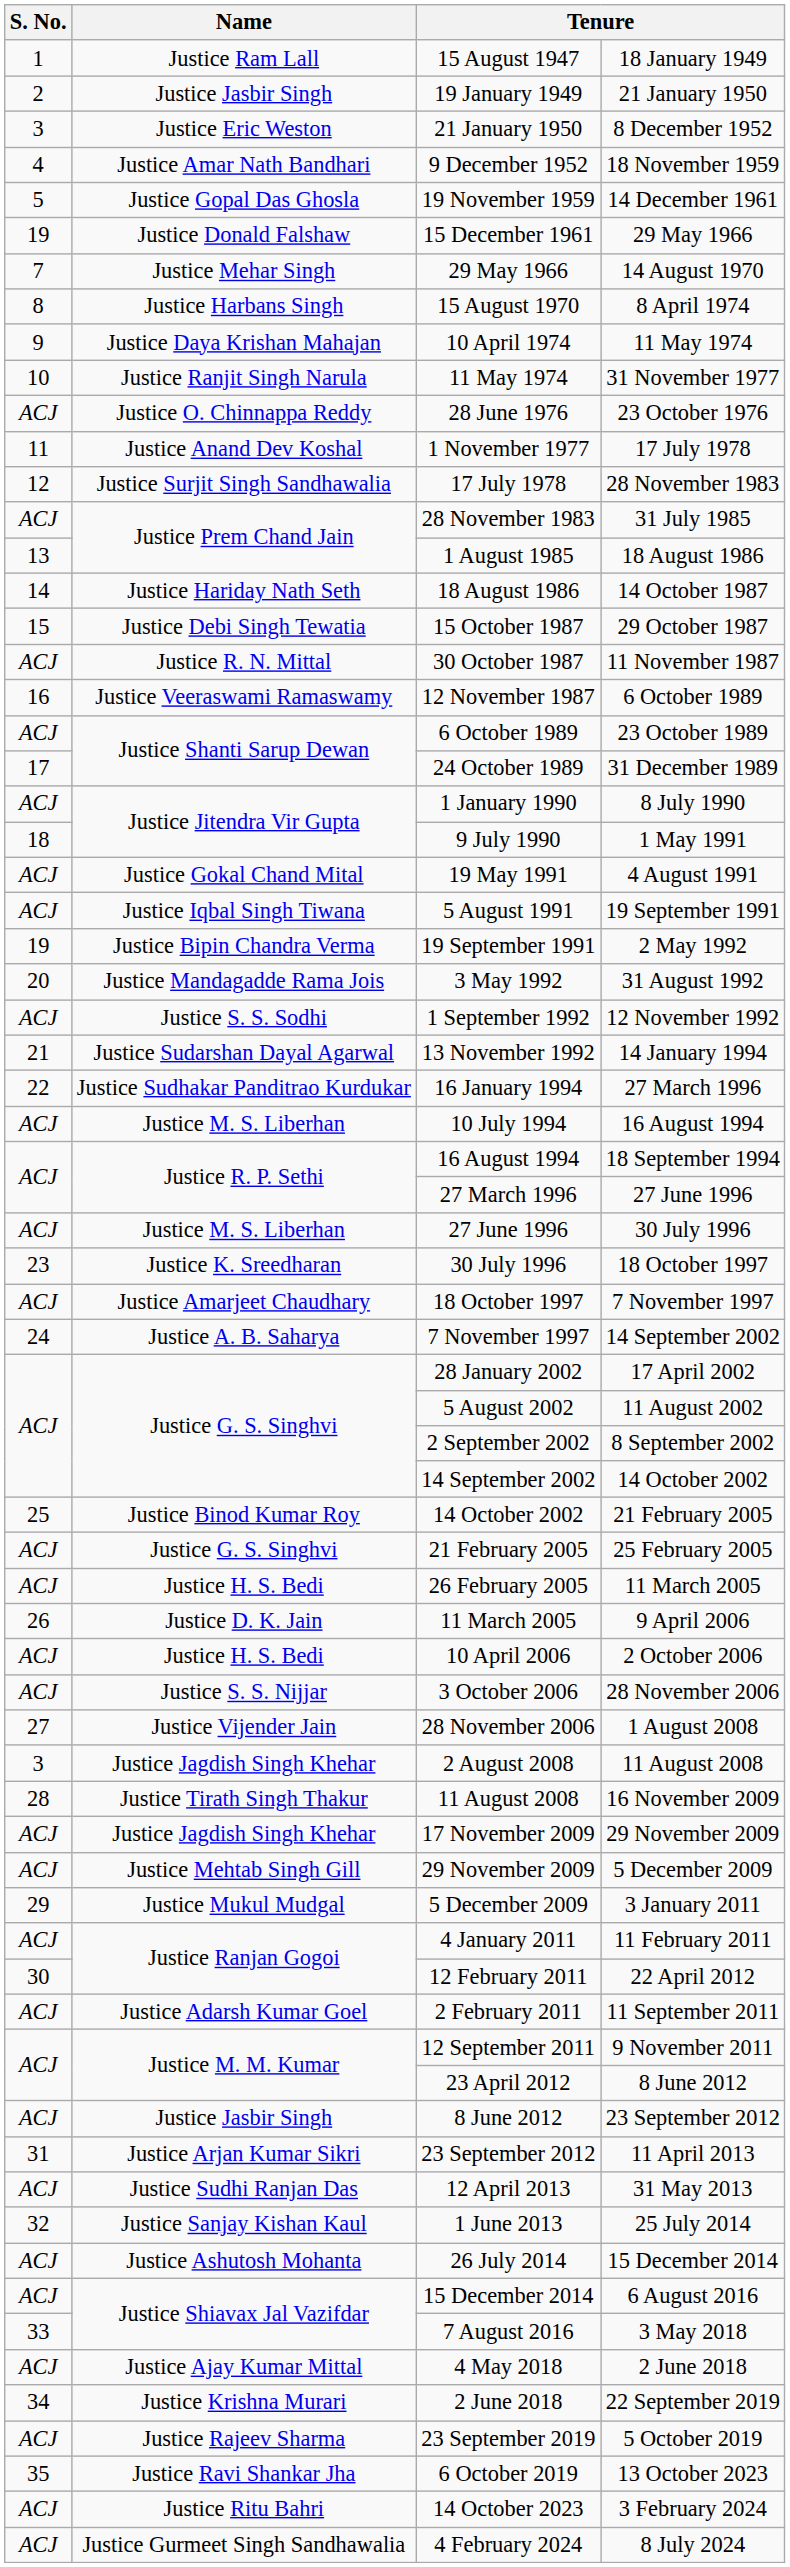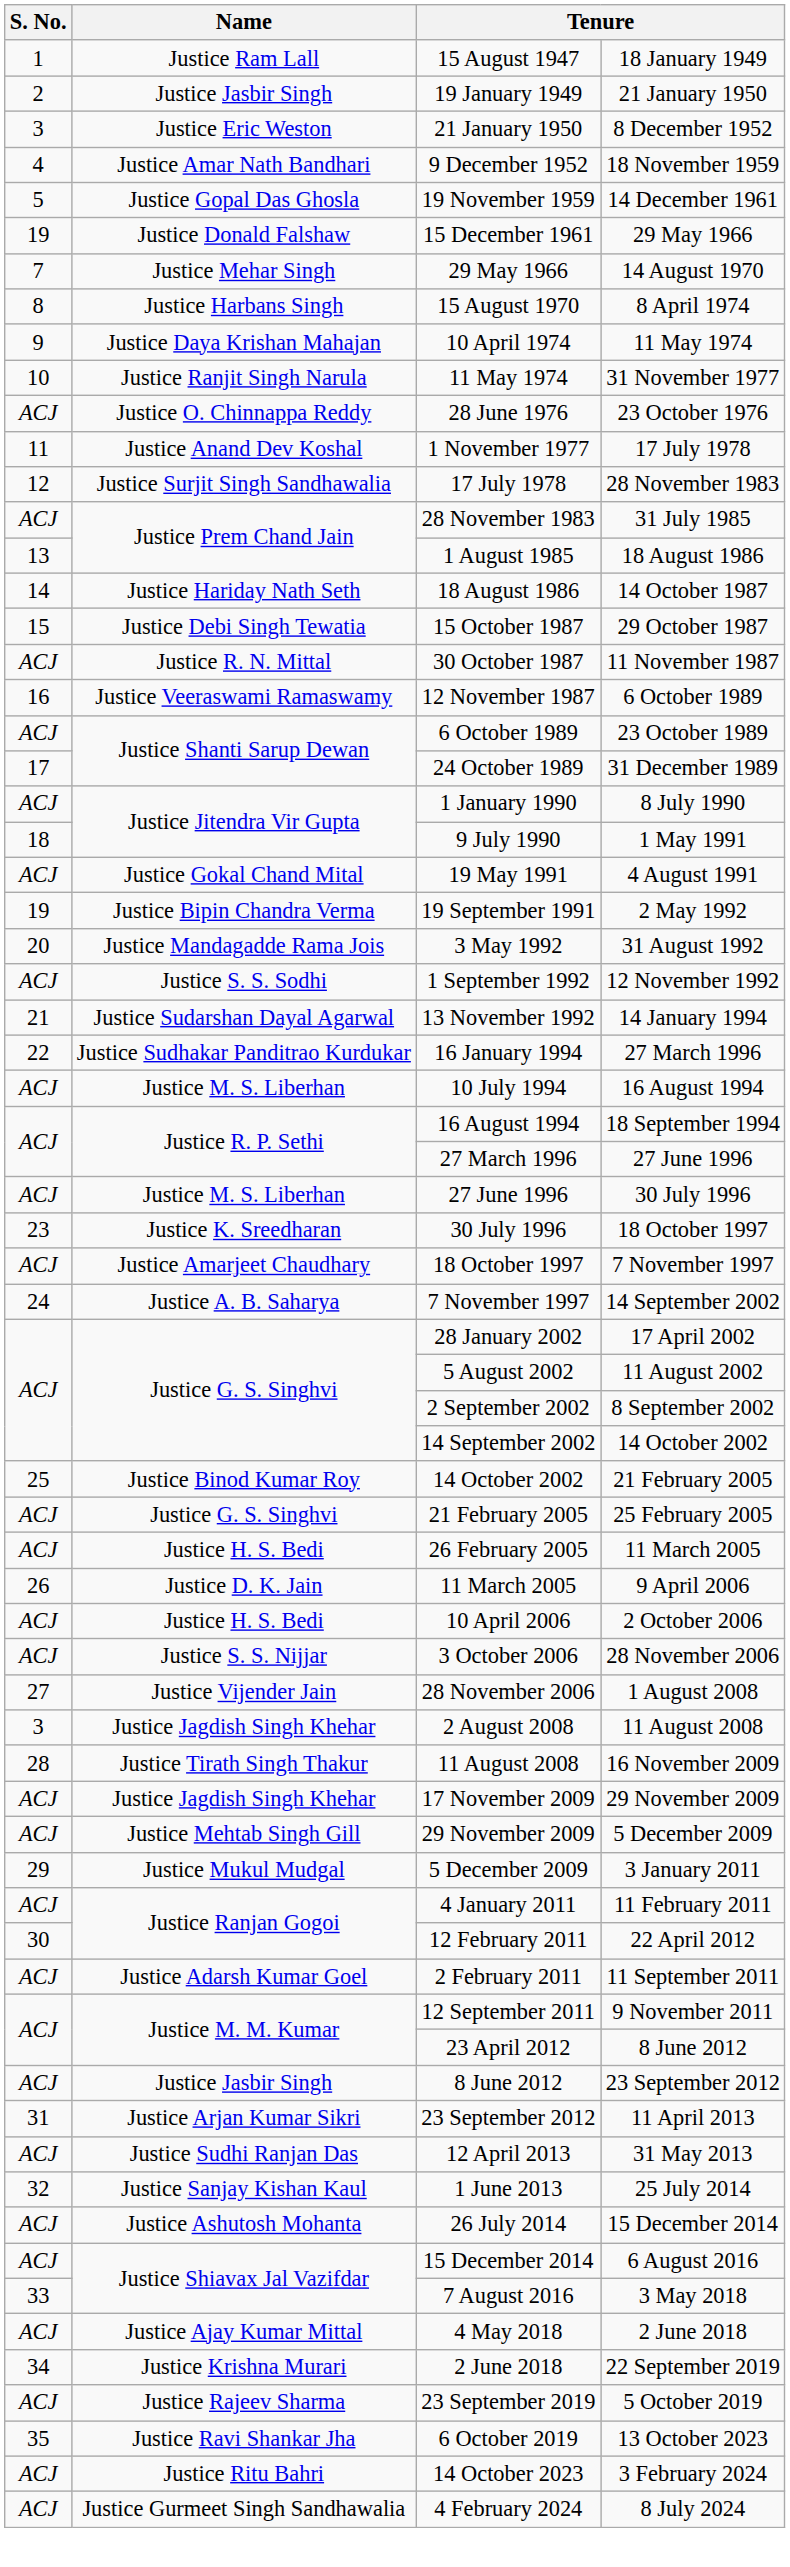- row: (508, 910)
